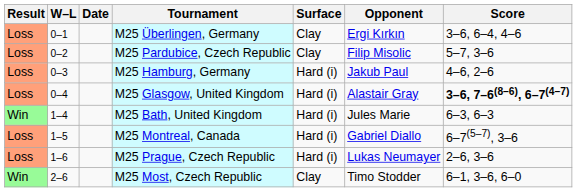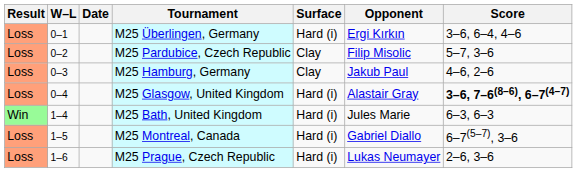(309, 33) Clay -> (317, 33) Hard (i)
(317, 72) Hard (i) -> (309, 72) Clay
- row: (188, 177)
